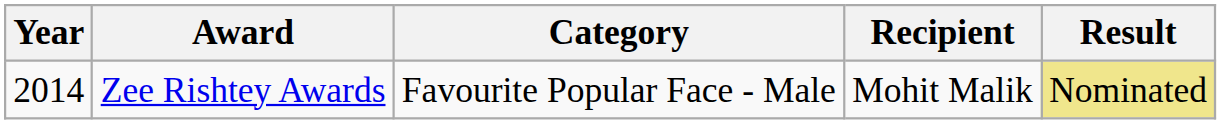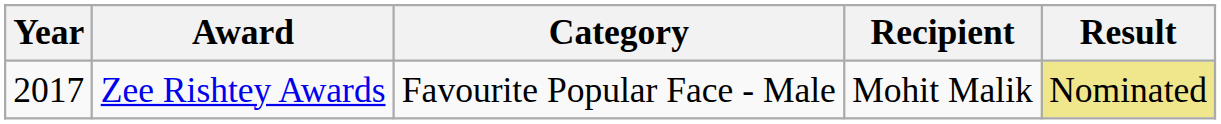(49, 88) 2014 -> (49, 88) 2017
